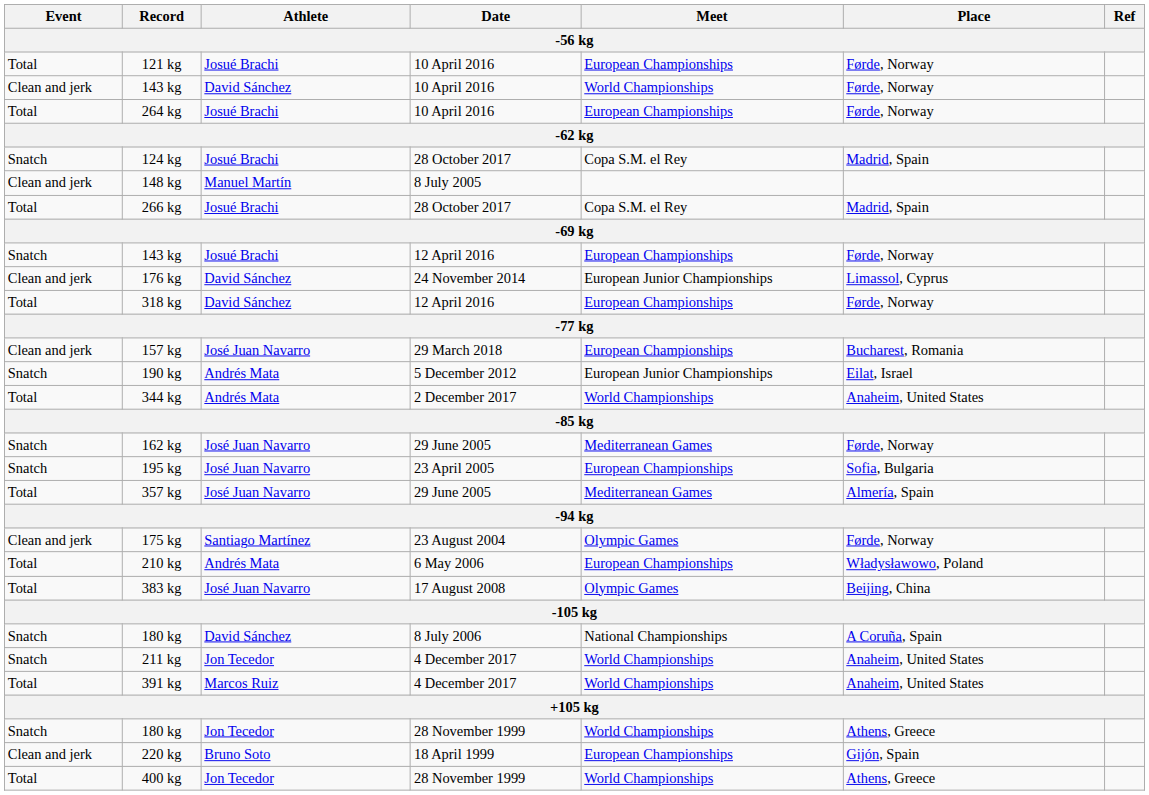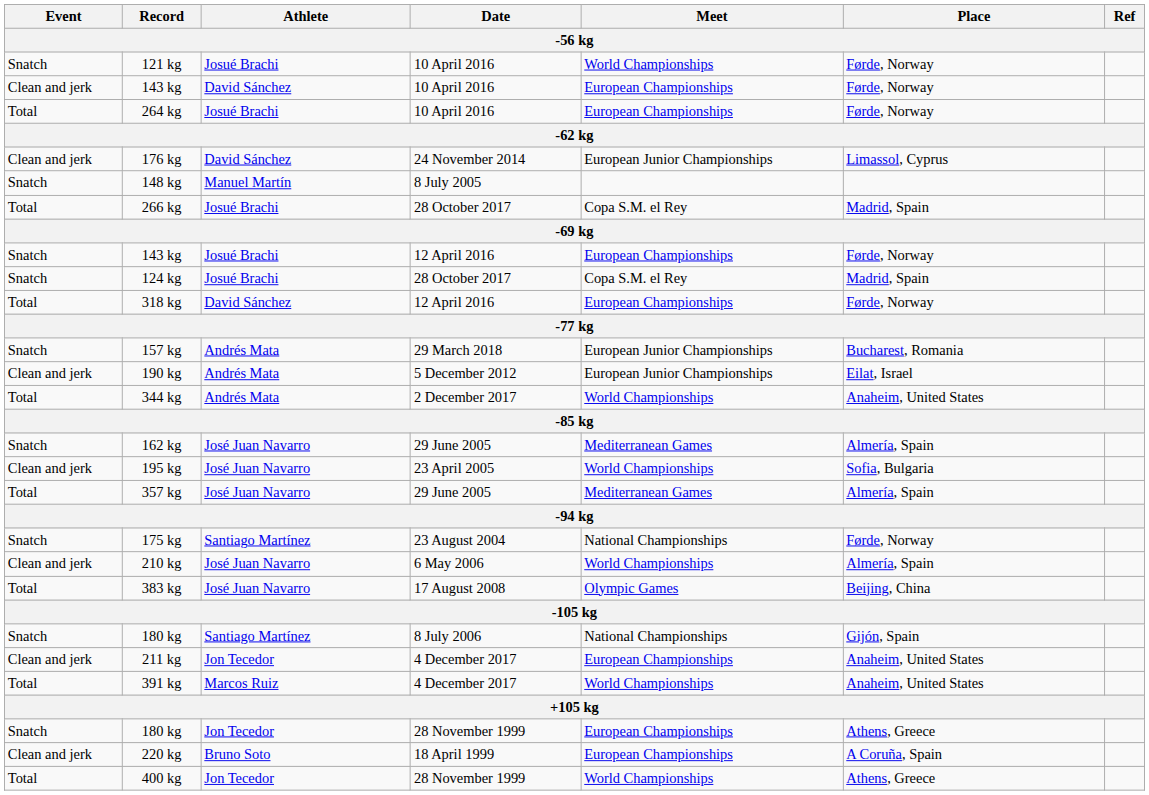(23, 64) Total -> (27, 64) Snatch
(659, 64) European Championships -> (649, 64) World Championships
(649, 88) World Championships -> (659, 88) European Championships
rows swapped: (162, 159) <-> (162, 278)
(50, 183) Clean and jerk -> (27, 183) Snatch
(50, 349) Clean and jerk -> (27, 349) Snatch
(257, 349) José Juan Navarro -> (242, 349) Andrés Mata
(659, 349) European Championships -> (678, 349) European Junior Championships
(27, 373) Snatch -> (50, 373) Clean and jerk
(890, 445) Førde, Norway -> (890, 445) Almería, Spain
(27, 468) Snatch -> (50, 468) Clean and jerk
(659, 468) European Championships -> (649, 468) World Championships
(50, 540) Clean and jerk -> (27, 540) Snatch
(631, 540) Olympic Games -> (656, 540) National Championships
(23, 564) Total -> (50, 564) Clean and jerk
(242, 564) Andrés Mata -> (257, 564) José Juan Navarro
(659, 564) European Championships -> (649, 564) World Championships
(915, 564) Władysławowo, Poland -> (890, 564) Almería, Spain
(248, 635) David Sánchez -> (257, 635) Santiago Martínez
(894, 635) A Coruña, Spain -> (883, 635) Gijón, Spain
(27, 659) Snatch -> (50, 659) Clean and jerk
(649, 659) World Championships -> (659, 659) European Championships
(649, 730) World Championships -> (659, 730) European Championships
(883, 754) Gijón, Spain -> (894, 754) A Coruña, Spain
